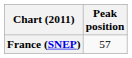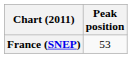(105, 44) 57 -> (105, 44) 53
